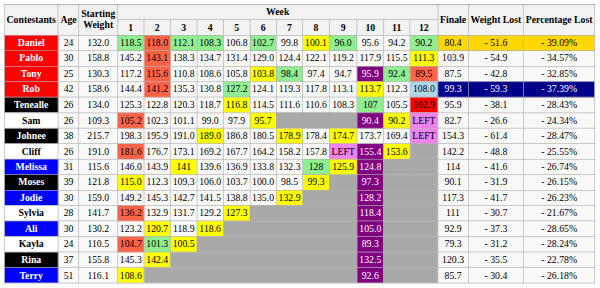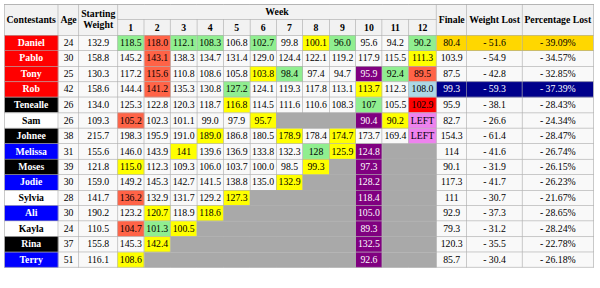(98, 43) 132.0 -> (98, 43) 132.9
- row: (31, 151)
(98, 167) 115.6 -> (98, 151) 155.6
(98, 228) 130.2 -> (98, 213) 190.2
